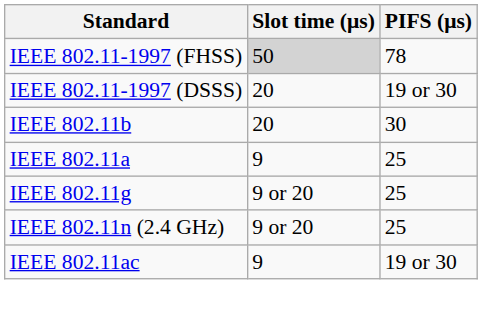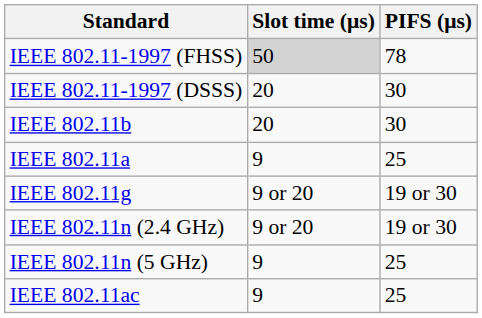(421, 90) 19 or 30 -> (396, 90) 30
(396, 192) 25 -> (421, 192) 19 or 30
(396, 227) 25 -> (421, 227) 19 or 30
+ row: (109, 261)
(421, 261) 19 or 30 -> (396, 295) 25
